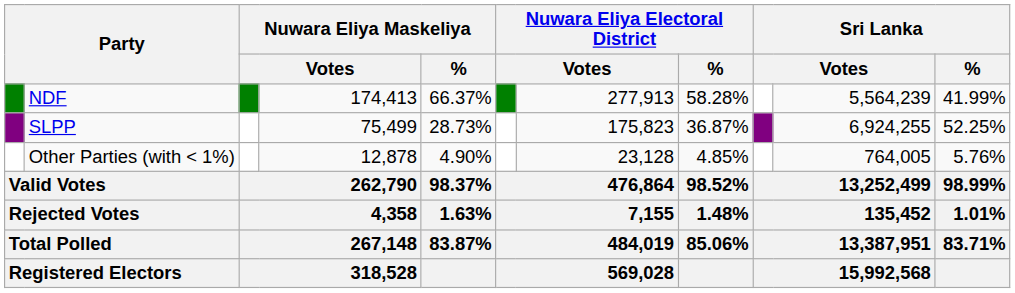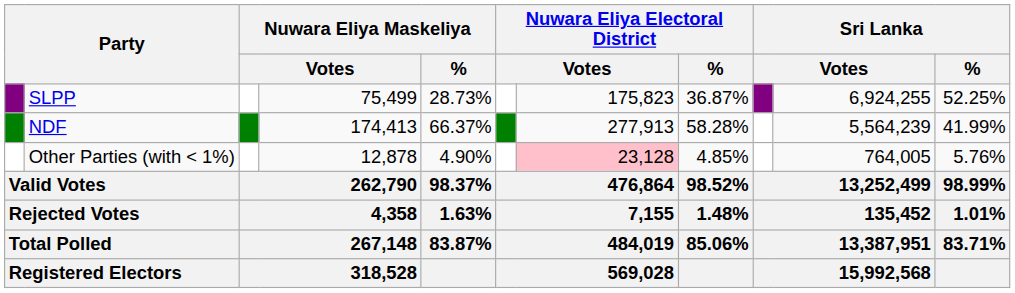rows swapped: (48, 98) <-> (52, 127)
(646, 156) no background -> (646, 156) pink background
